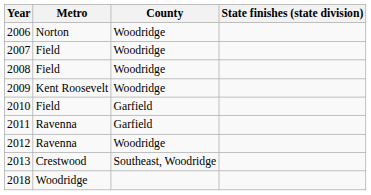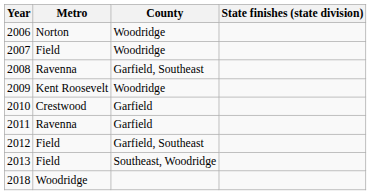(48, 69) Field -> (56, 69) Ravenna
(139, 69) Woodridge -> (159, 69) Garfield, Southeast
(48, 106) Field -> (61, 106) Crestwood
(56, 143) Ravenna -> (48, 143) Field
(139, 143) Woodridge -> (159, 143) Garfield, Southeast
(61, 161) Crestwood -> (48, 161) Field
